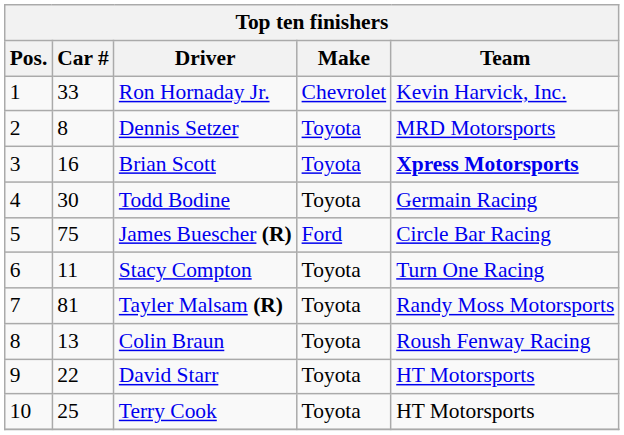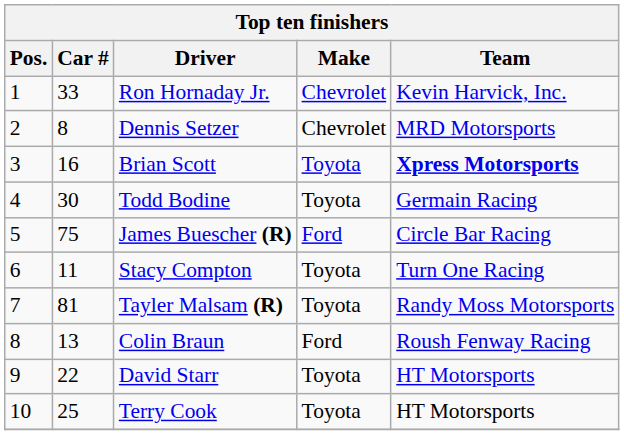(331, 128) Toyota -> (344, 128) Chevrolet
(331, 341) Toyota -> (322, 341) Ford
